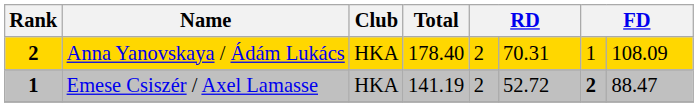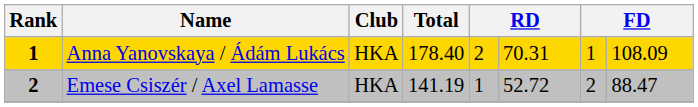(33, 53) 2 -> (33, 53) 1
(33, 85) 1 -> (33, 85) 2
(479, 85) 2 -> (479, 85) 1
(591, 85) bold -> (591, 85) normal
